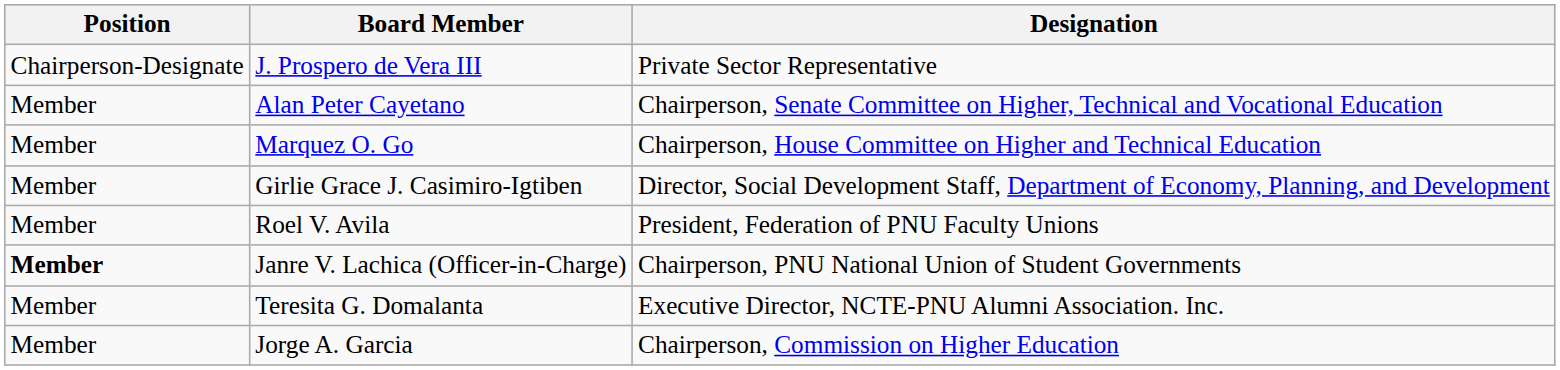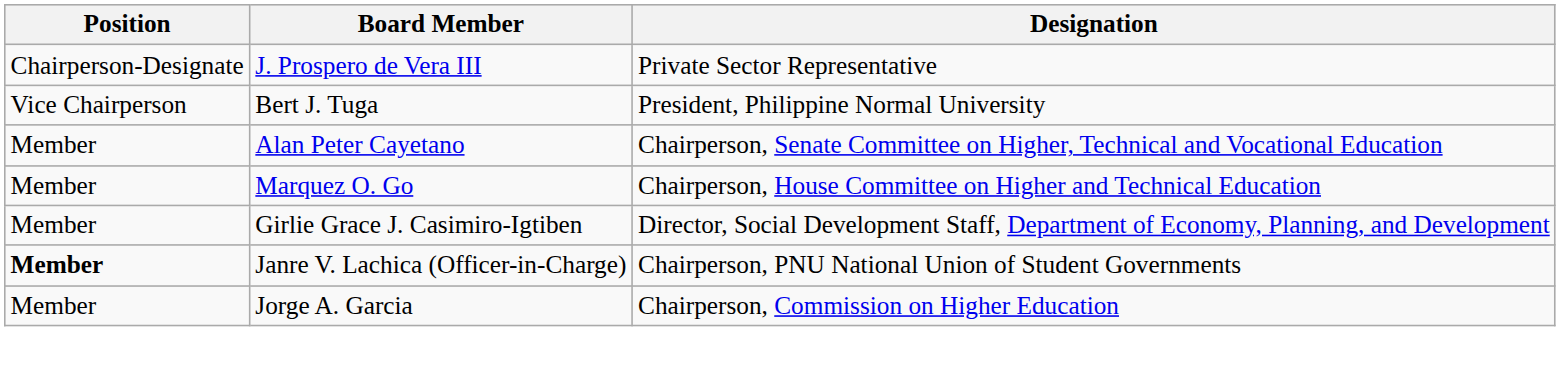+ row: (317, 104)
- row: (322, 225)
- row: (369, 305)
